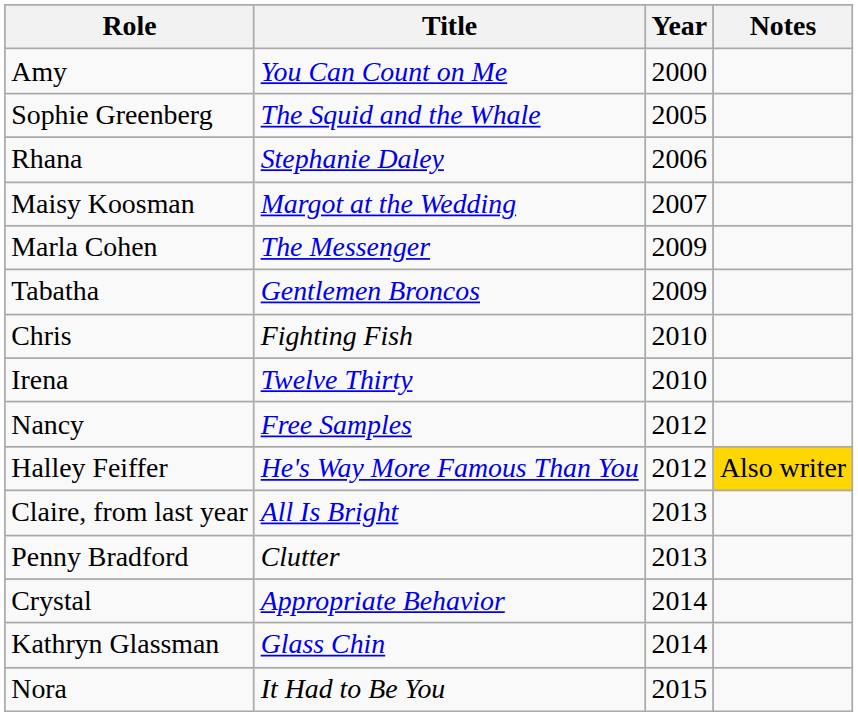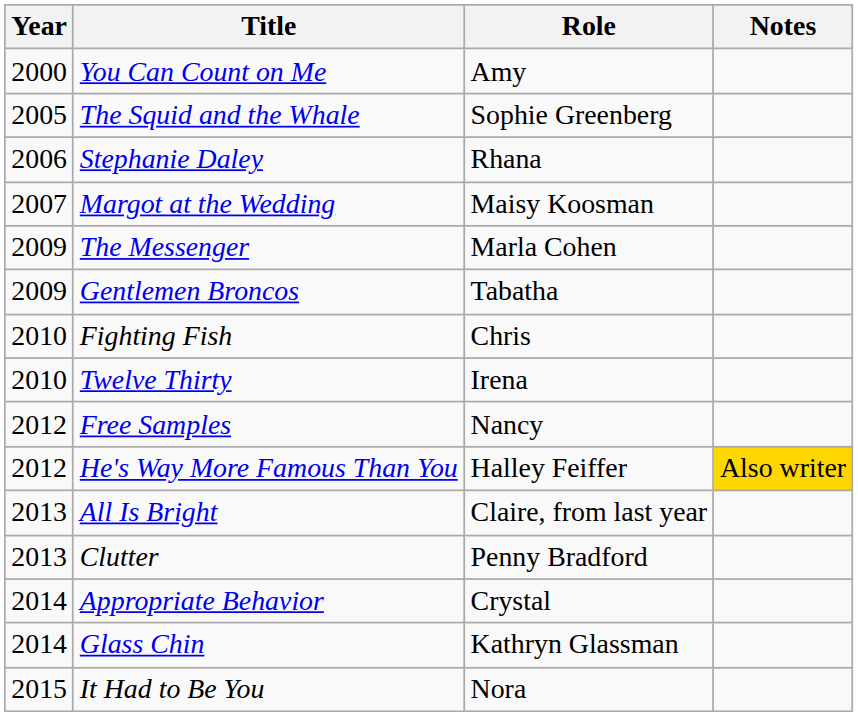columns swapped: (679, 26) <-> (130, 26)
